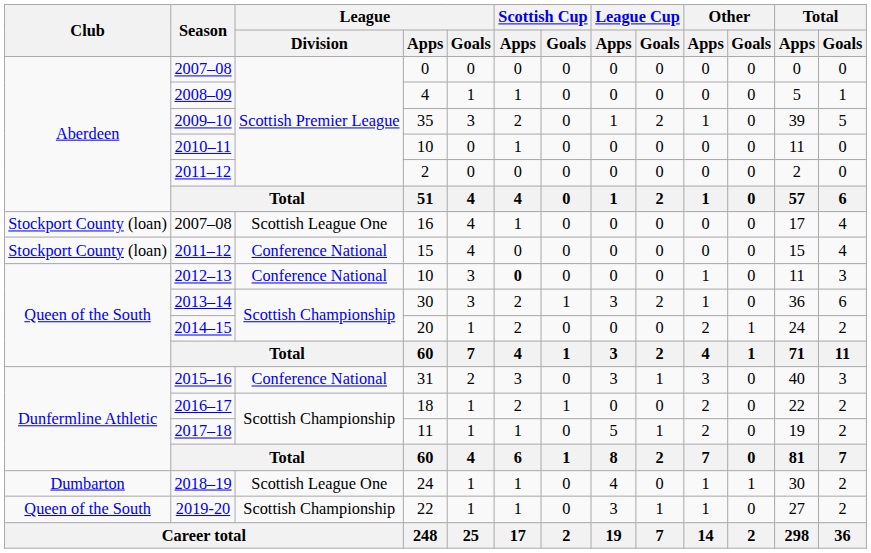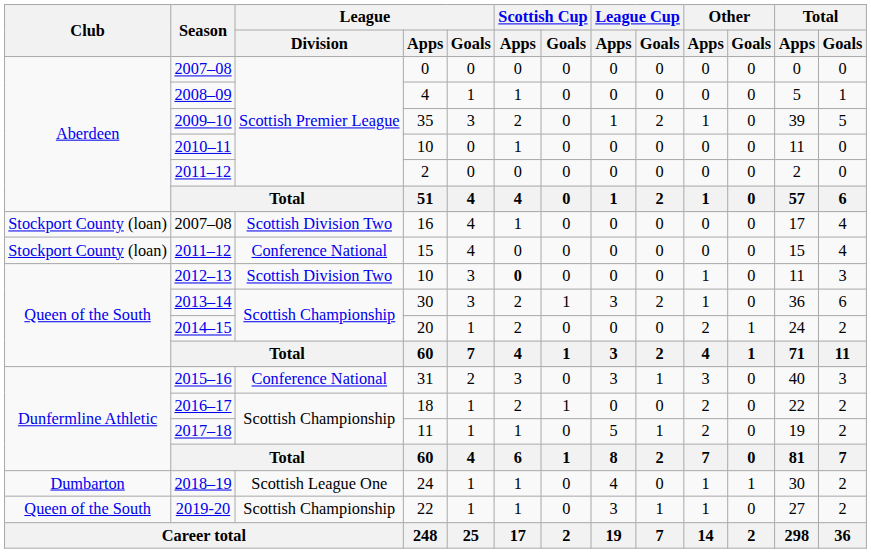(319, 224) Scottish League One -> (319, 224) Scottish Division Two
(319, 276) Conference National -> (319, 276) Scottish Division Two
